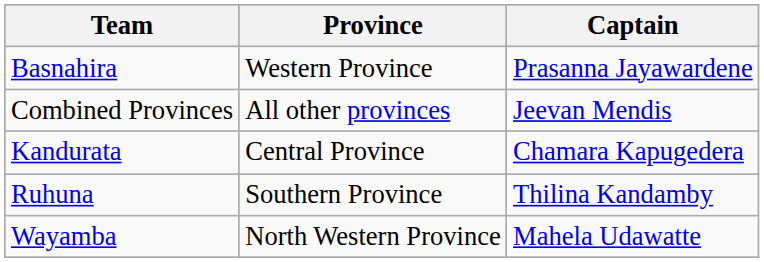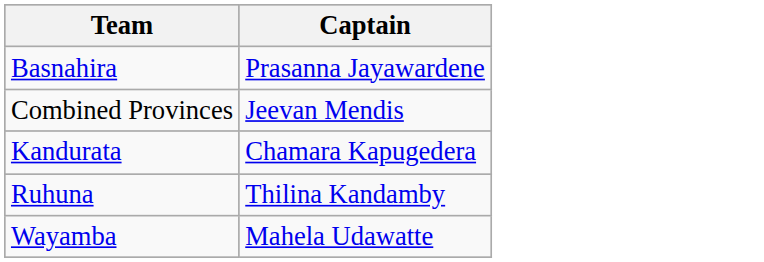- column: (373, 25)
